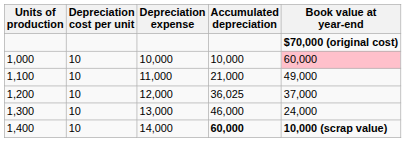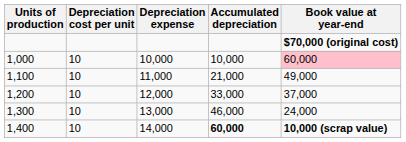(227, 94) 36,025 -> (227, 94) 33,000
